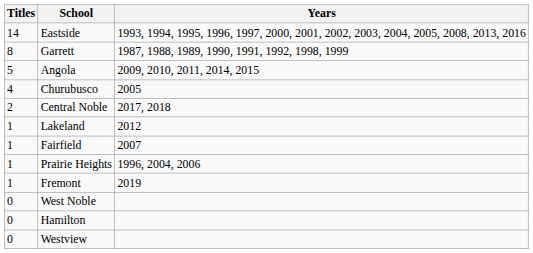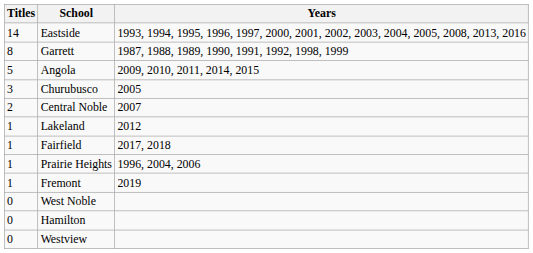(10, 88) 4 -> (10, 88) 3
(144, 107) 2017, 2018 -> (129, 107) 2007
(129, 145) 2007 -> (144, 145) 2017, 2018
